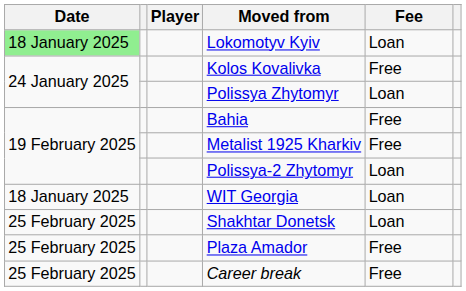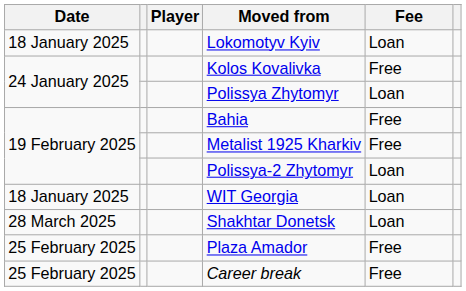(68, 42) lightgreen background -> (68, 42) no background
(72, 222) 25 February 2025 -> (62, 222) 28 March 2025
